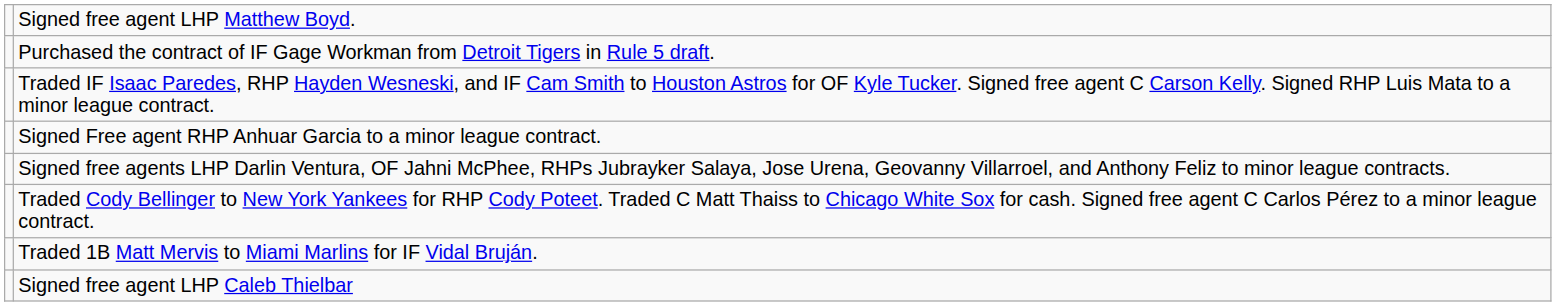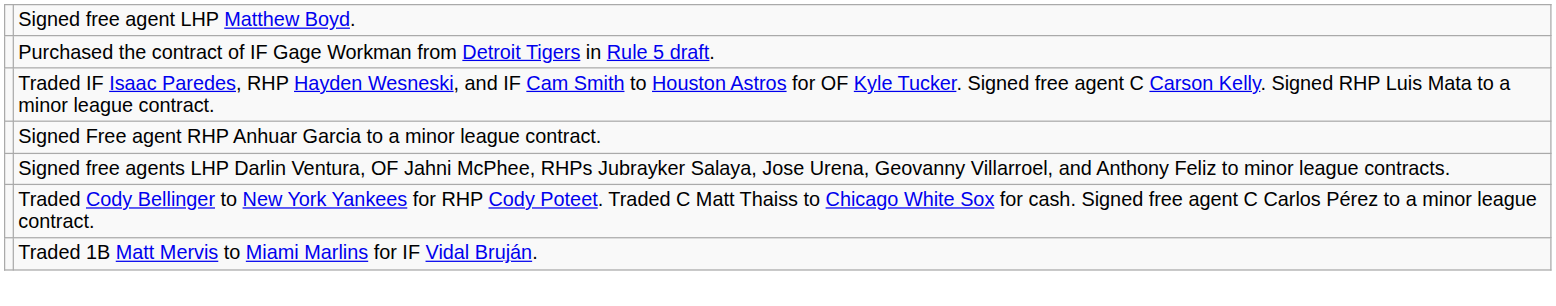- row: (186, 285)
